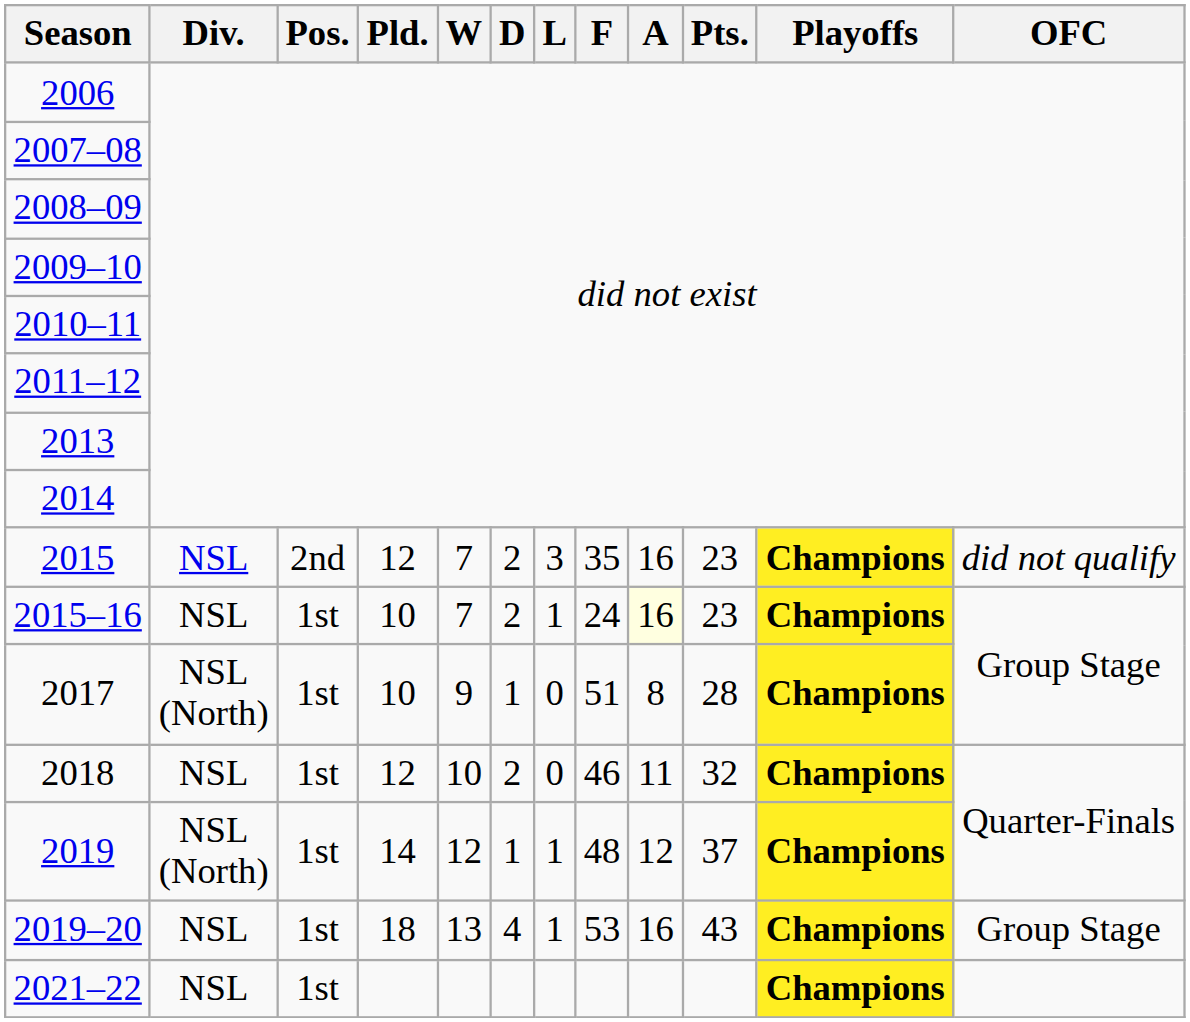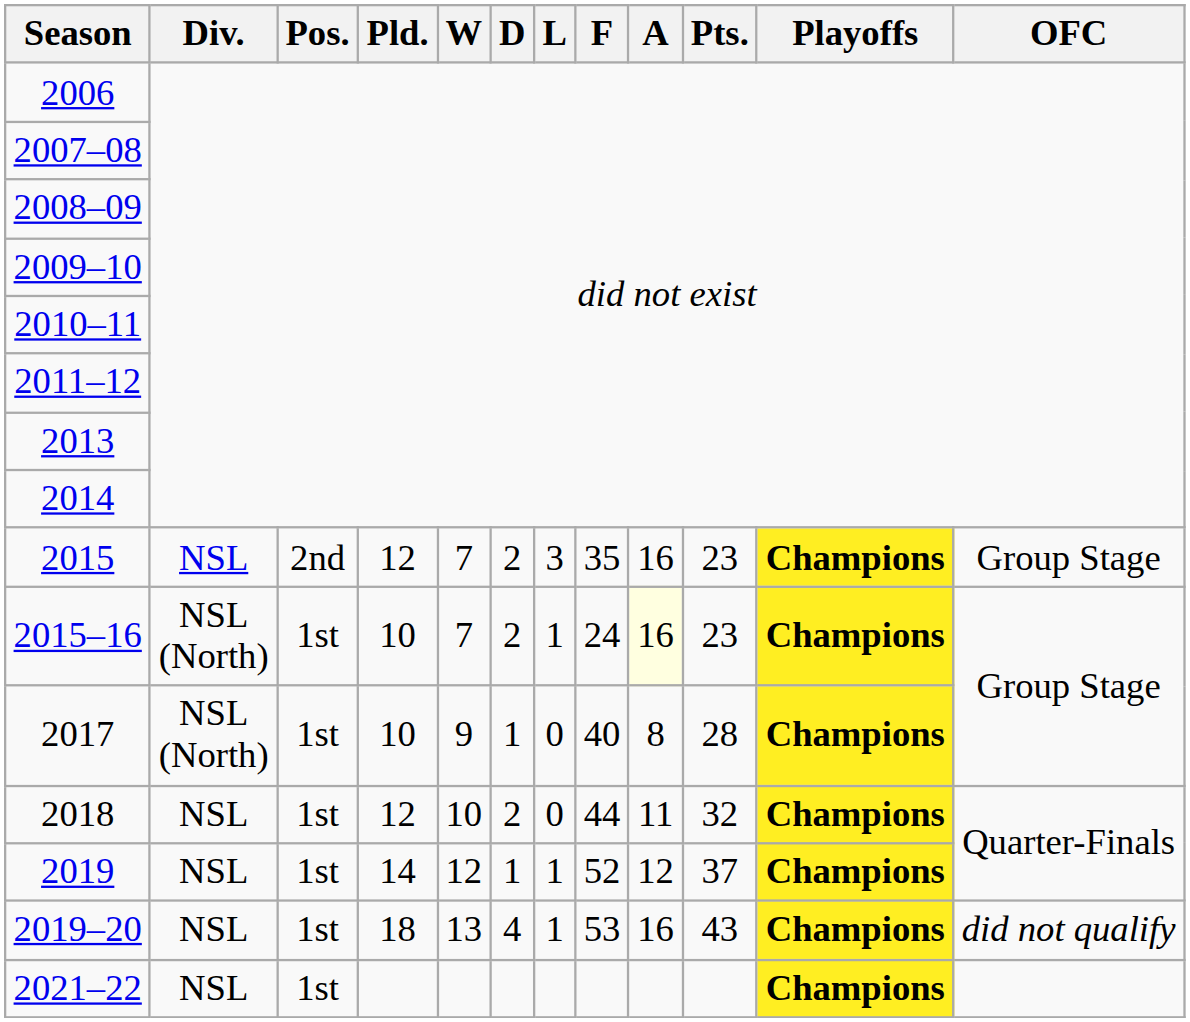(1069, 556) did not qualify -> (1069, 556) Group Stage
(214, 614) NSL -> (214, 635) NSL (North)
(602, 693) 51 -> (602, 734) 40
(602, 772) 46 -> (602, 813) 44
(214, 850) NSL (North) -> (214, 871) NSL
(602, 850) 48 -> (602, 871) 52
(1069, 929) Group Stage -> (1069, 929) did not qualify
